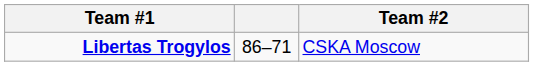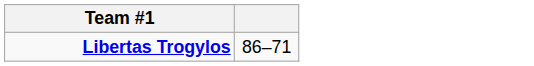- column: (414, 18)
